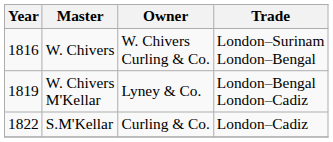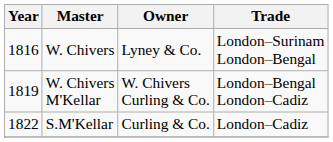(166, 49) W. Chivers Curling & Co. -> (161, 49) Lyney & Co.
(161, 91) Lyney & Co. -> (166, 91) W. Chivers Curling & Co.
